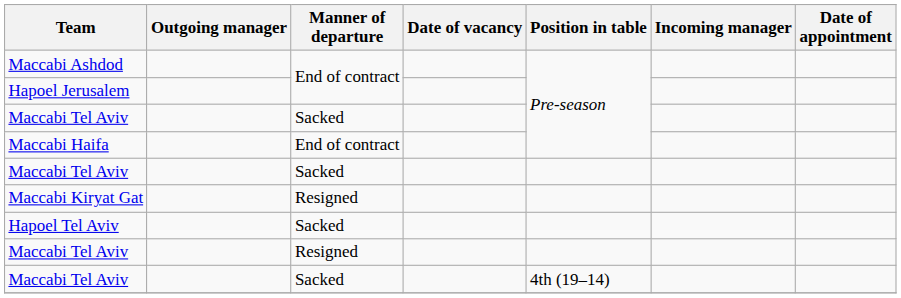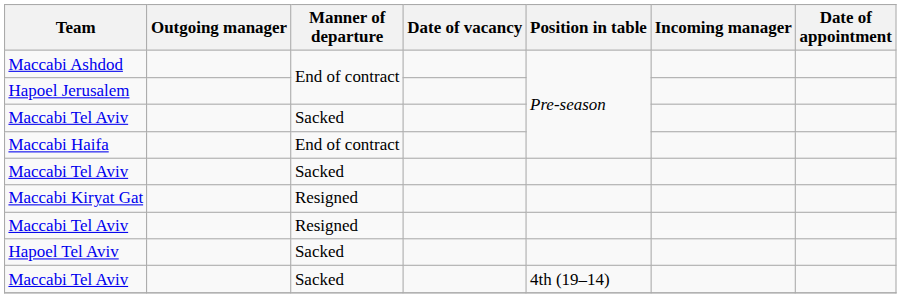rows swapped: (68, 252) <-> (64, 225)
